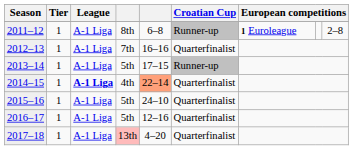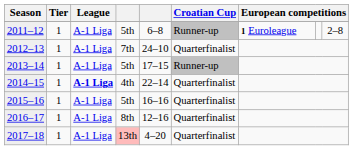(128, 30) 8th -> (128, 30) 5th
(155, 47) 16–16 -> (155, 47) 24–10
(155, 82) lightsalmon background -> (155, 82) no background
(155, 100) 24–10 -> (155, 100) 16–16
(128, 117) 5th -> (128, 117) 8th
